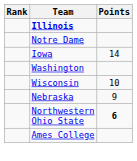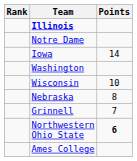(114, 97) 9 -> (114, 97) 8
+ row: (53, 111)
